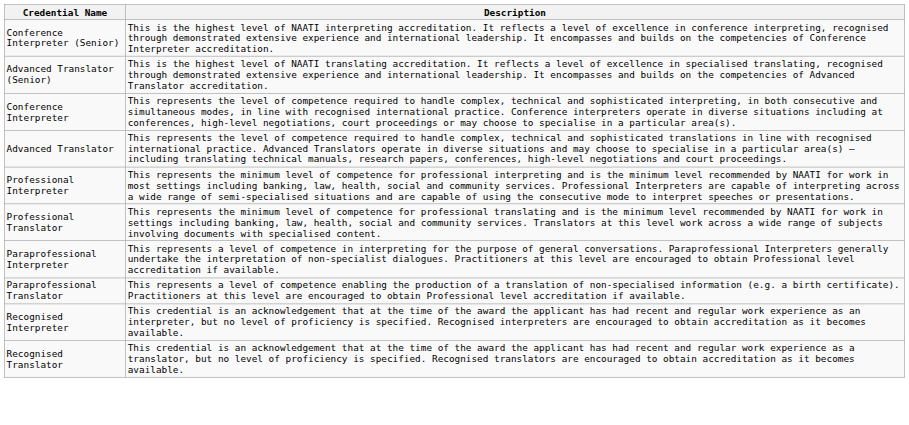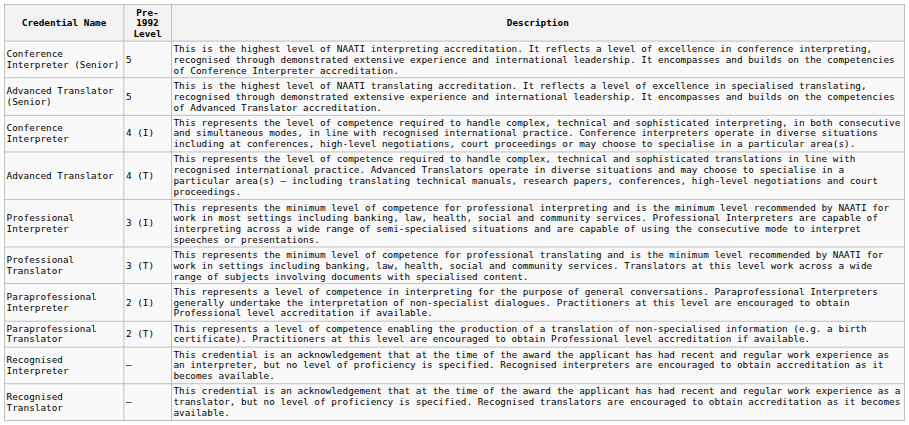+ column: (147, 23)
